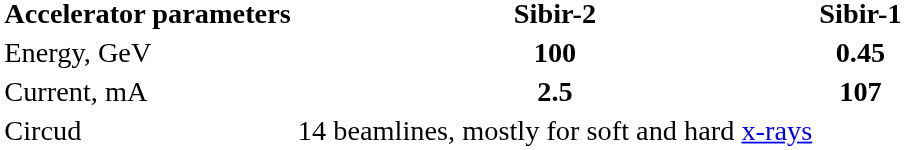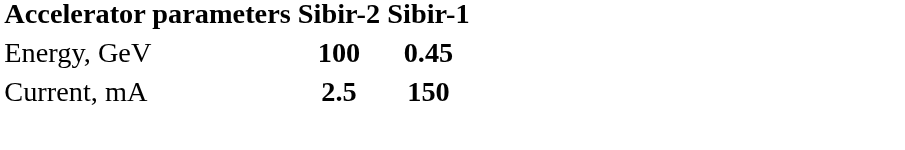(860, 91) 107 -> (428, 91) 150
- row: (43, 130)
